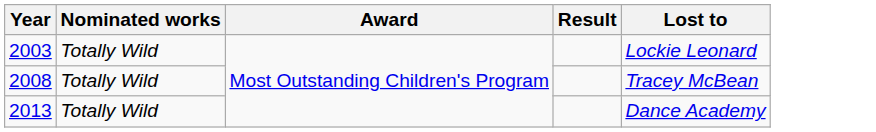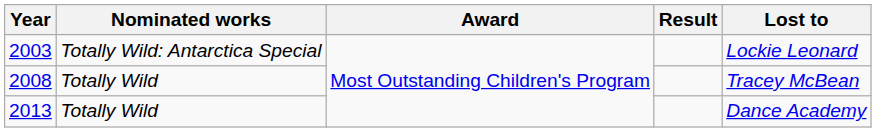(109, 50) Totally Wild -> (191, 50) Totally Wild: Antarctica Special
